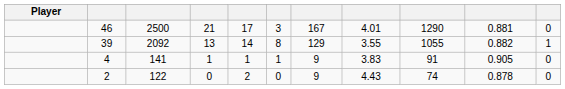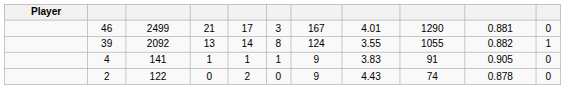(158, 28) 2500 -> (158, 28) 2499
(316, 44) 129 -> (316, 44) 124
